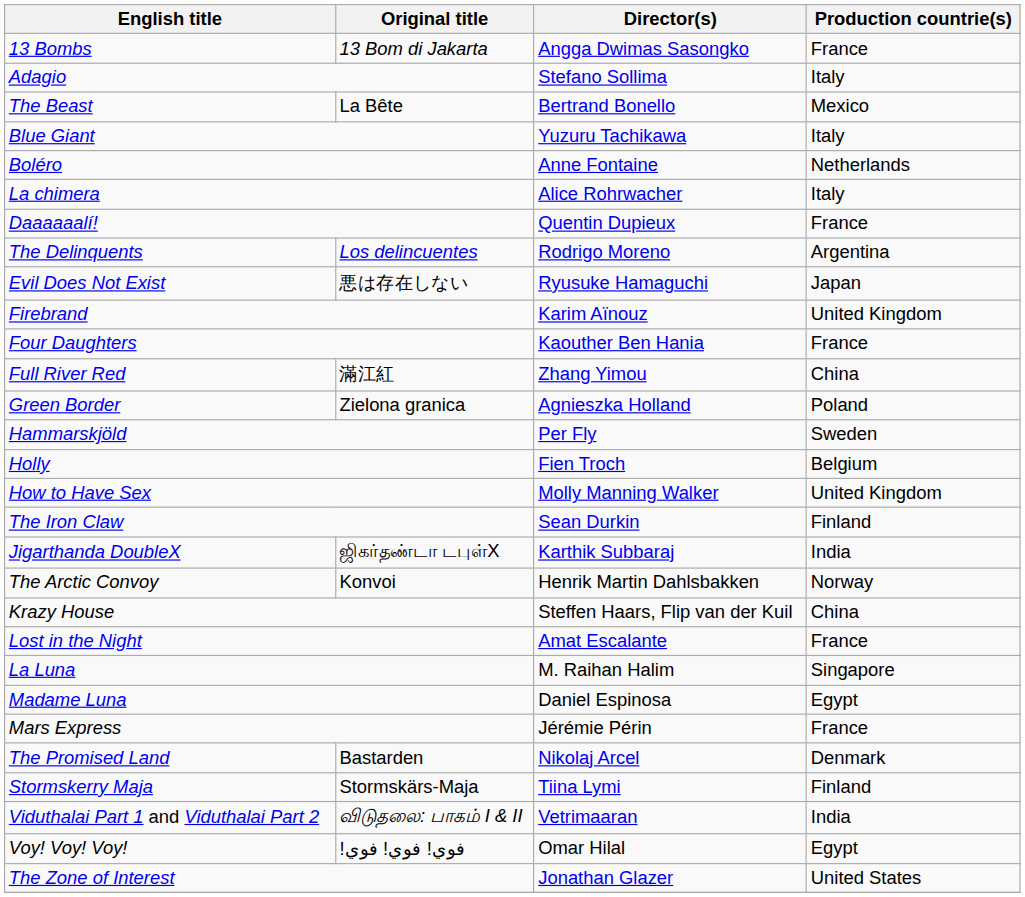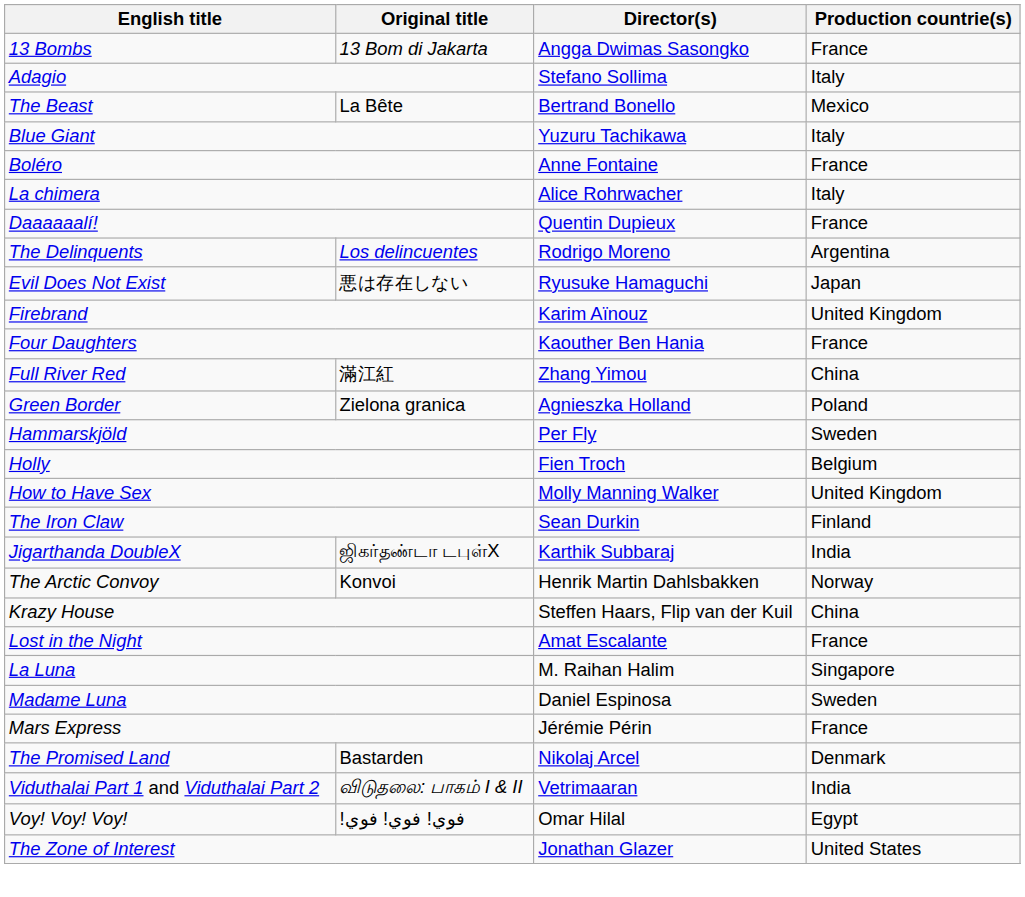(860, 164) Netherlands -> (839, 164) France
(834, 699) Egypt -> (844, 699) Sweden
- row: (81, 787)
